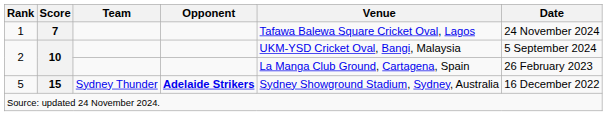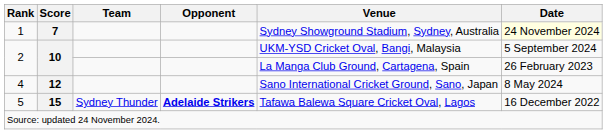(367, 31) Tafawa Balewa Square Cricket Oval, Lagos -> (379, 31) Sydney Showground Stadium, Sydney, Australia
(552, 31) no background -> (552, 31) lightyellow background
+ row: (21, 84)
(379, 84) Sydney Showground Stadium, Sydney, Australia -> (367, 102) Tafawa Balewa Square Cricket Oval, Lagos
